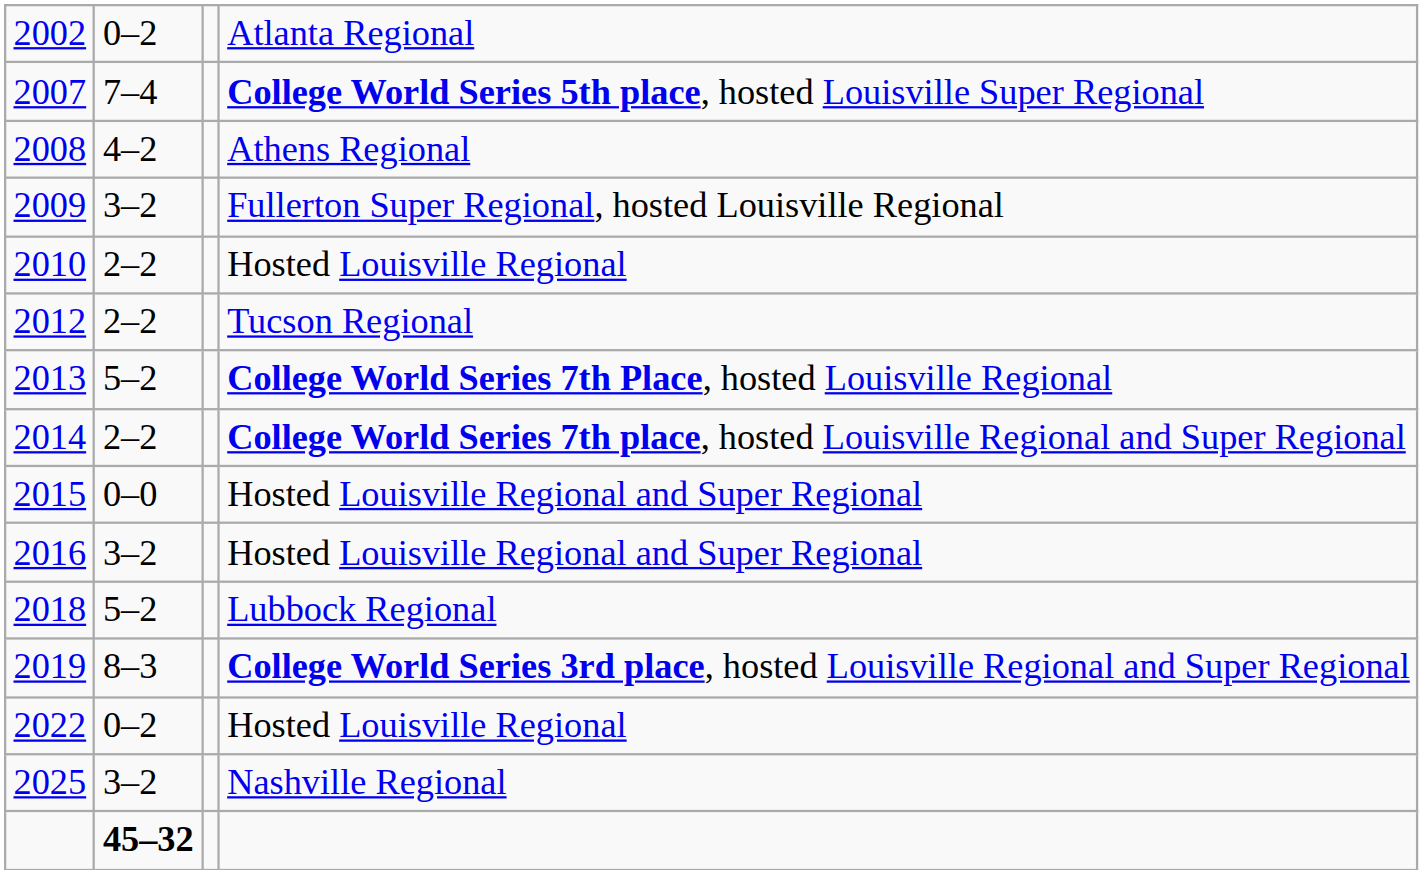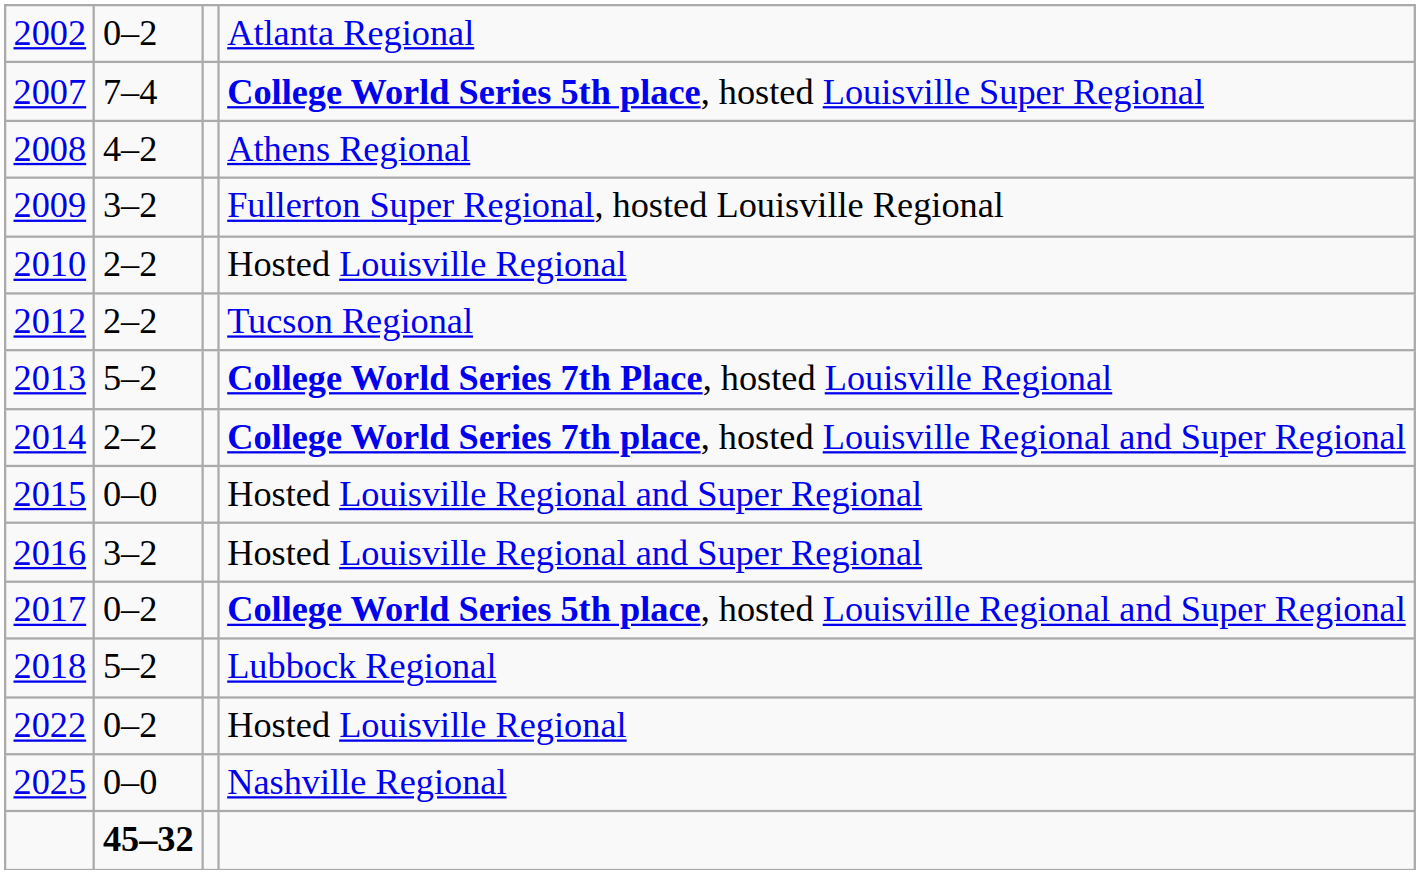+ row: (50, 609)
- row: (50, 666)
(130, 782) 3–2 -> (130, 782) 0–0
